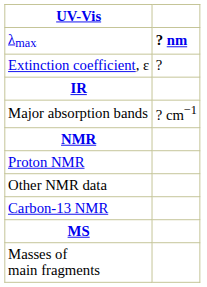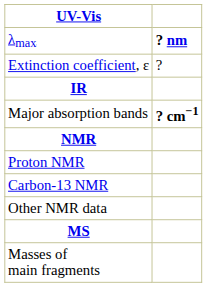(176, 113) normal -> (177, 113) bold
rows swapped: (58, 207) <-> (58, 184)
